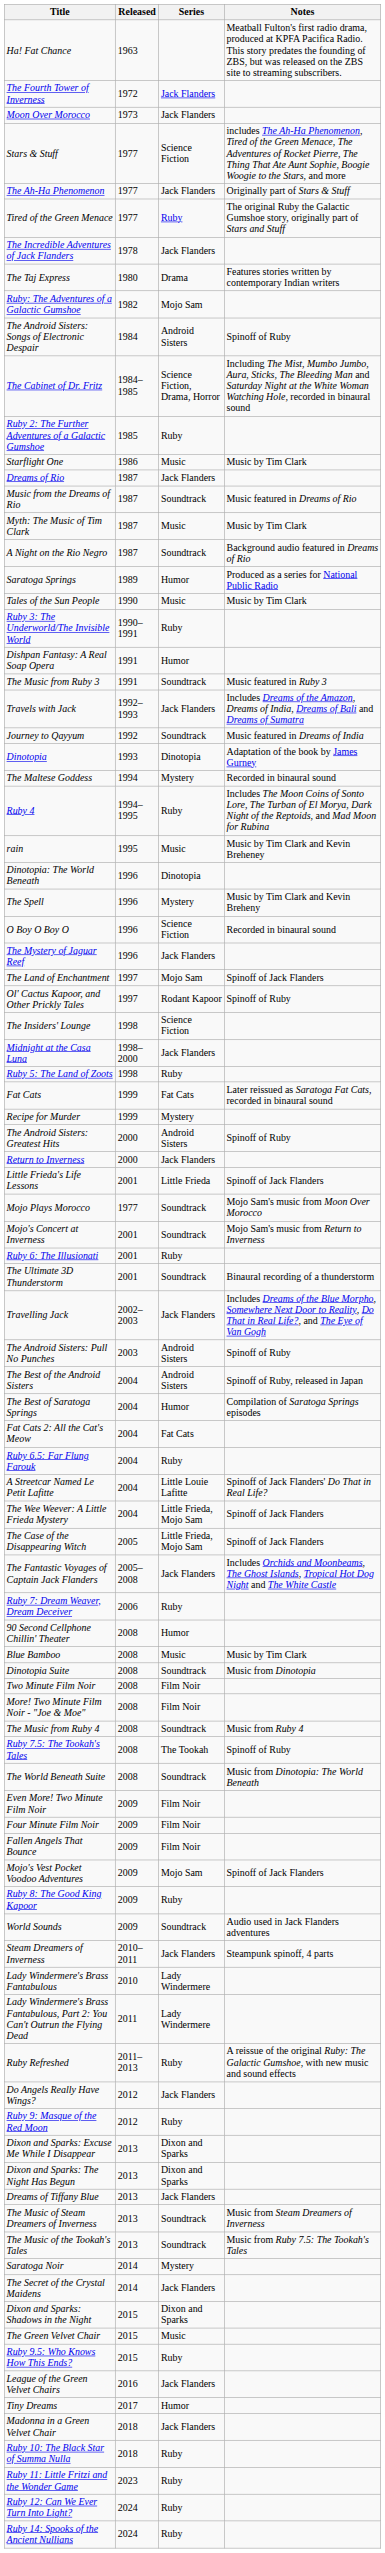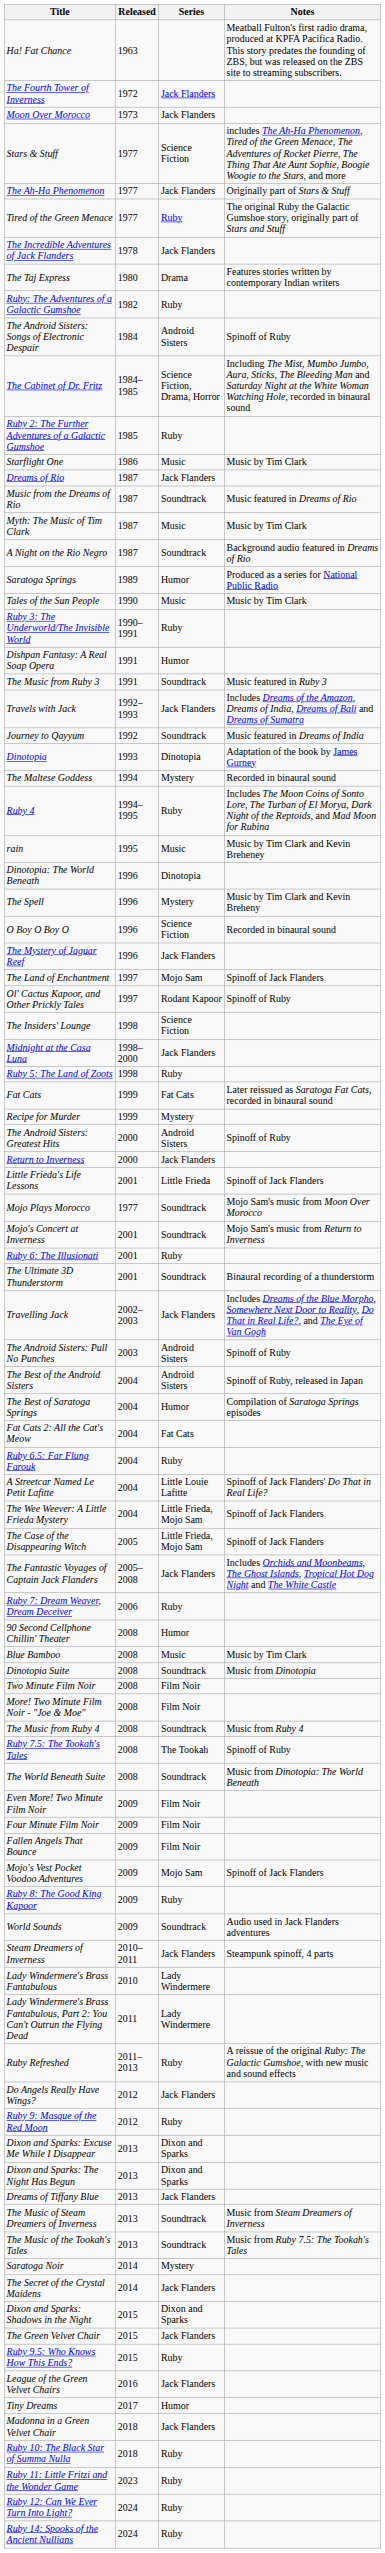(182, 304) Mojo Sam -> (172, 304) Ruby
(173, 2336) Music -> (188, 2336) Jack Flanders
